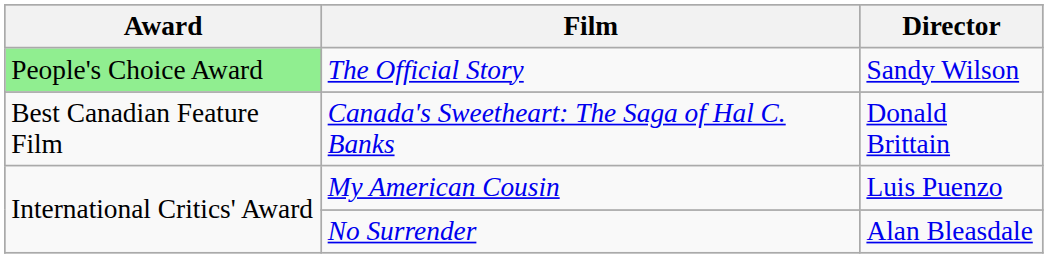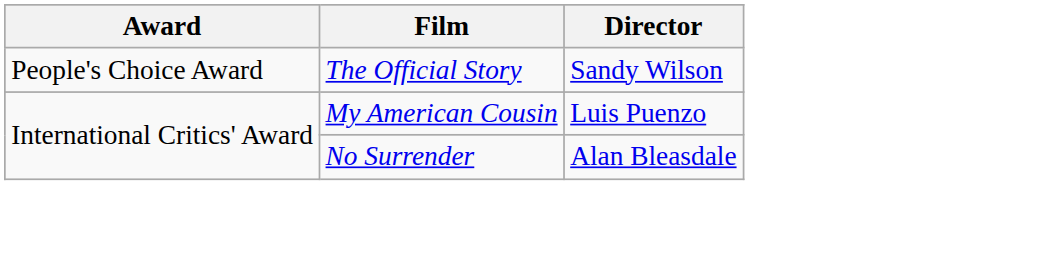(137, 69) lightgreen background -> (137, 69) no background
- row: (557, 128)
